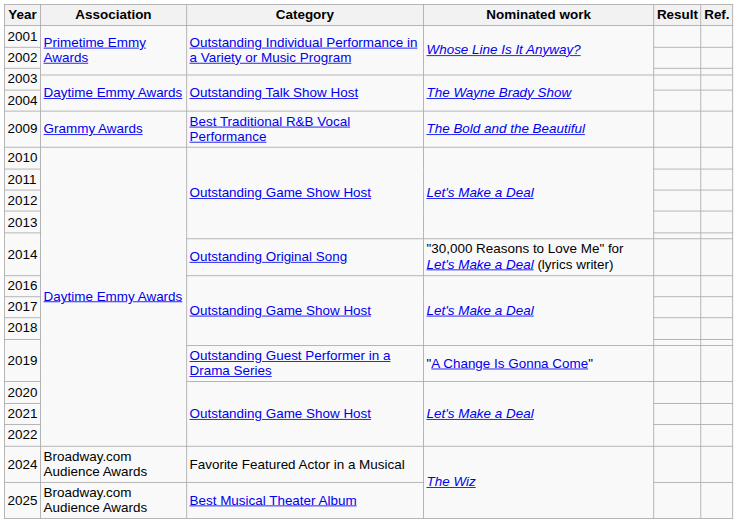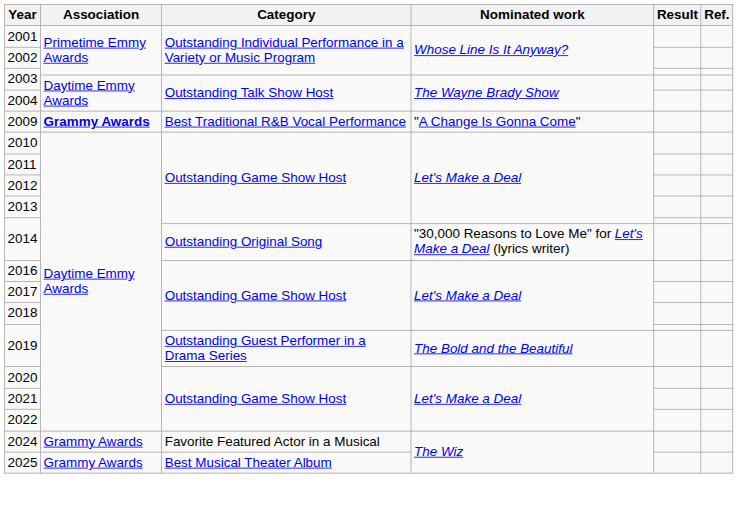(93, 129) normal -> (97, 121) bold
(506, 129) The Bold and the Beautiful -> (497, 121) "A Change Is Gonna Come"
(510, 363) "A Change Is Gonna Come" -> (493, 348) The Bold and the Beautiful
(95, 464) Broadway.com Audience Awards -> (93, 441) Grammy Awards
(95, 500) Broadway.com Audience Awards -> (93, 462) Grammy Awards
